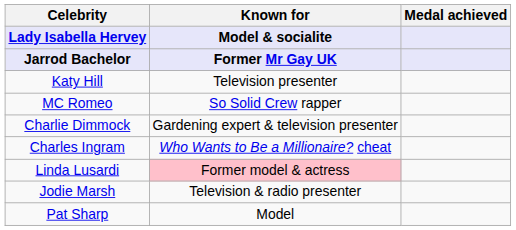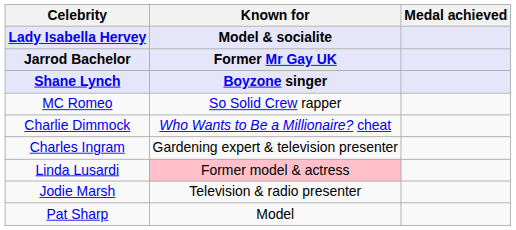+ row: (77, 81)
- row: (77, 81)
(275, 125) Gardening expert & television presenter -> (275, 125) Who Wants to Be a Millionaire? cheat
(275, 147) Who Wants to Be a Millionaire? cheat -> (275, 147) Gardening expert & television presenter
